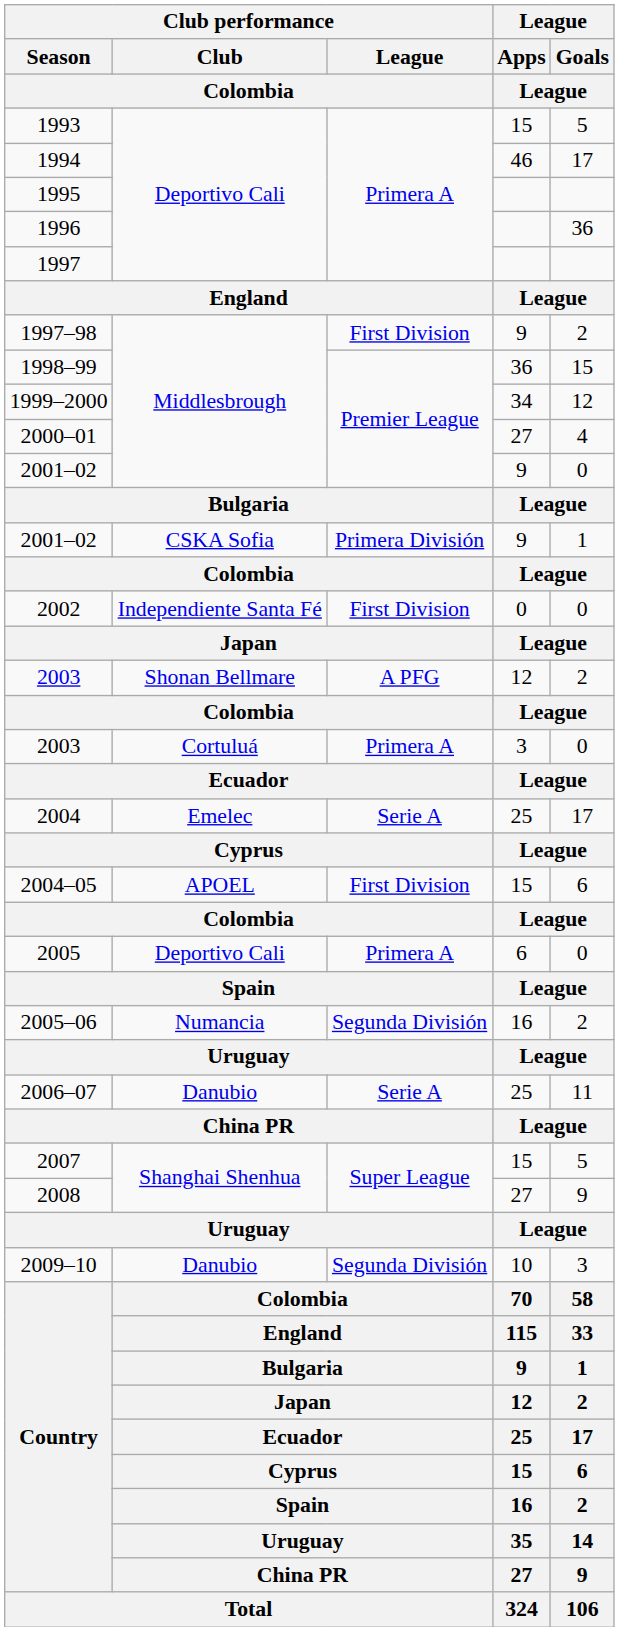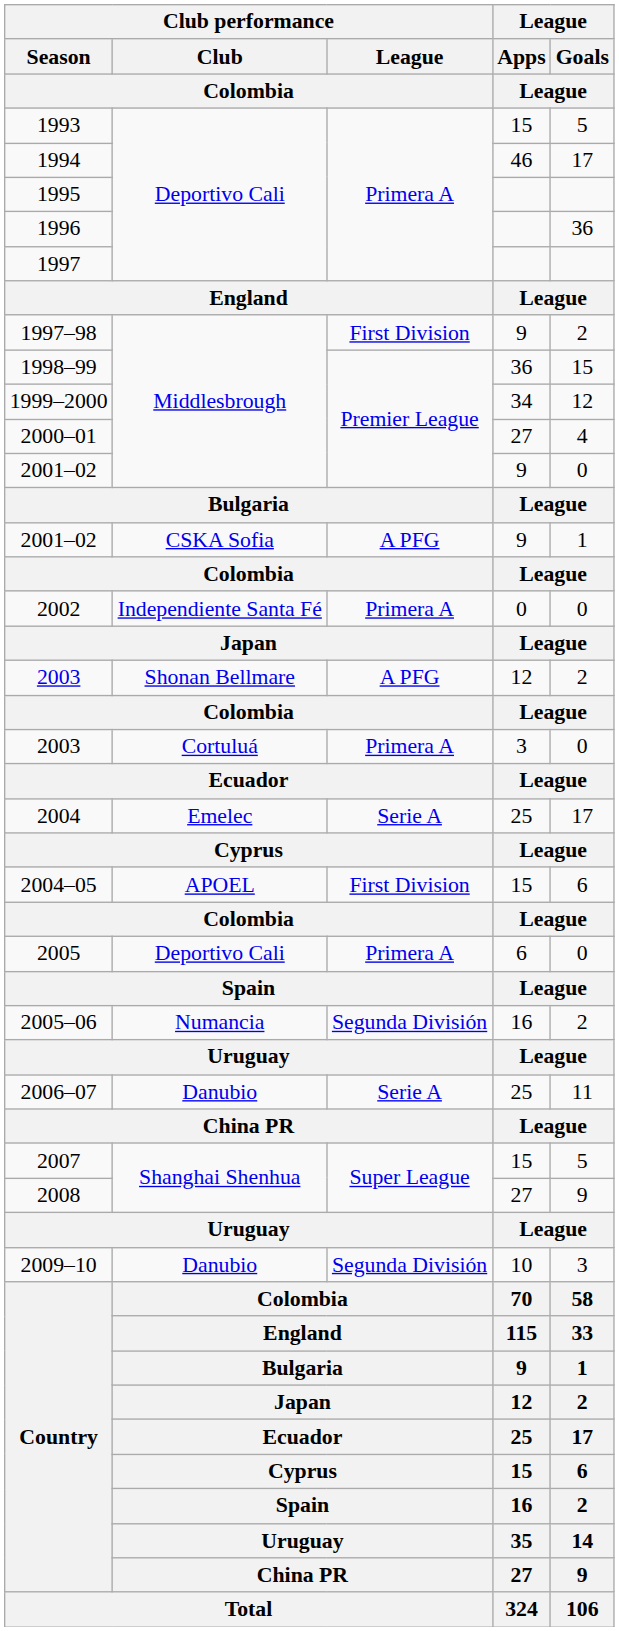(410, 539) Primera División -> (410, 539) A PFG
(410, 608) First Division -> (410, 608) Primera A
